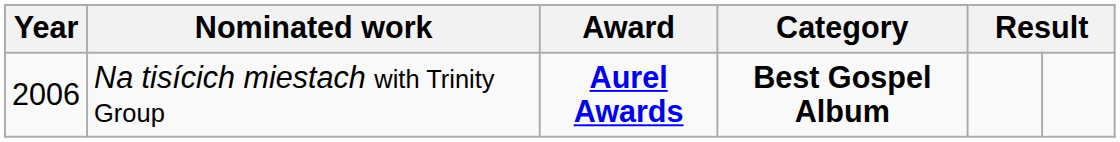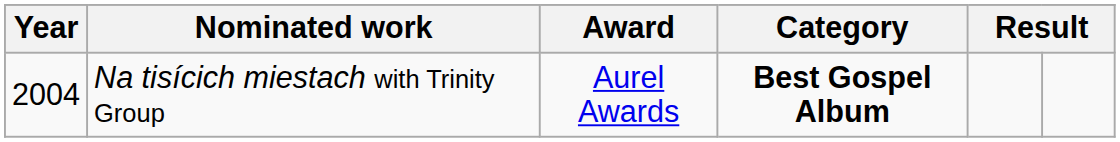(46, 94) 2006 -> (46, 94) 2004
(629, 94) bold -> (629, 94) normal
